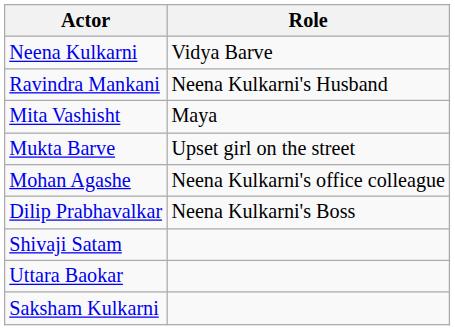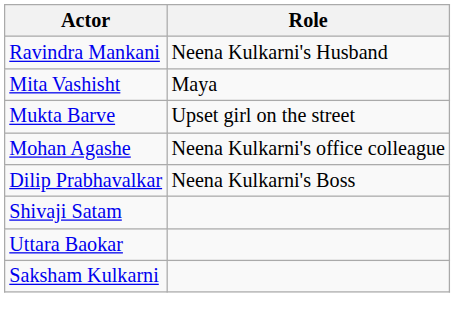- row: (73, 52)
